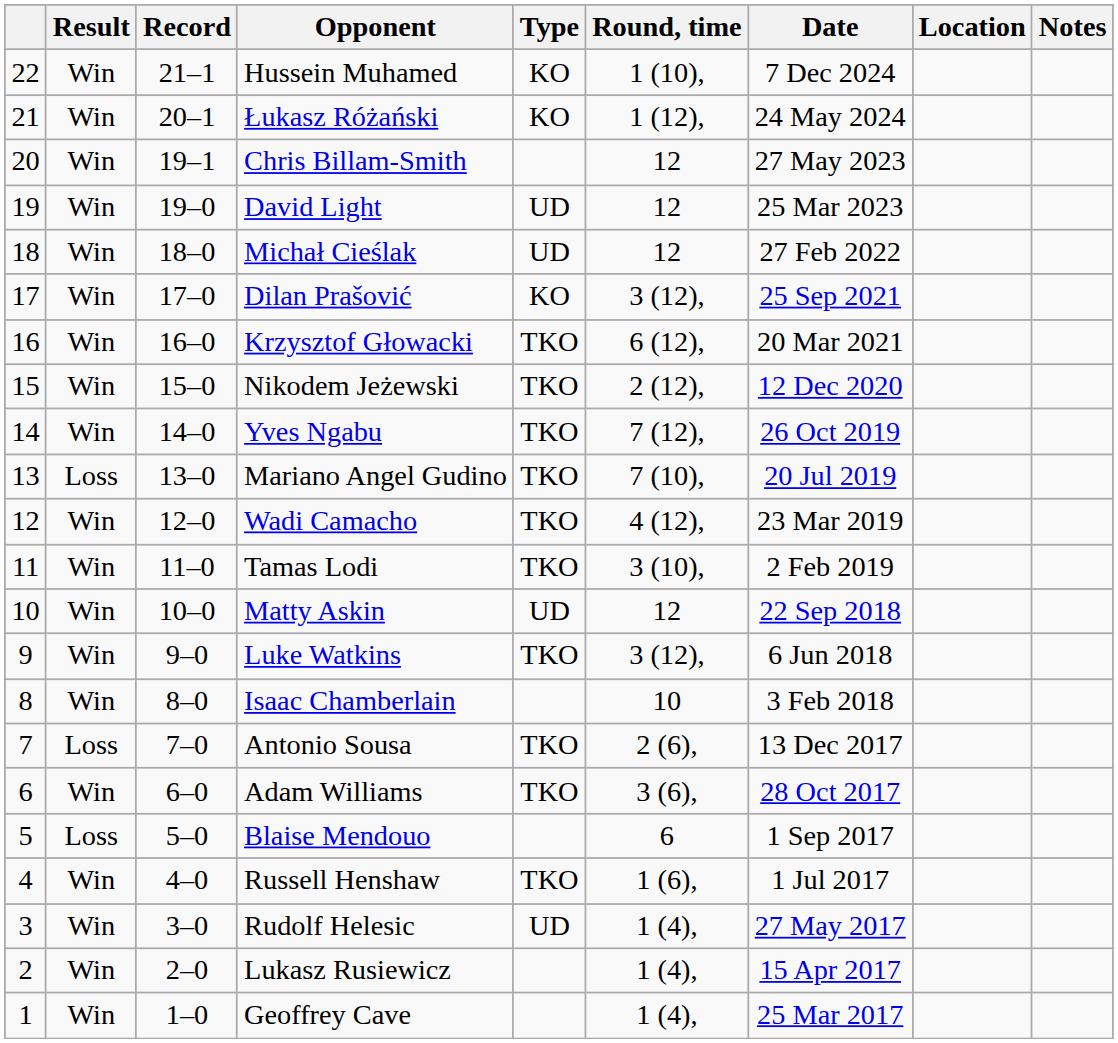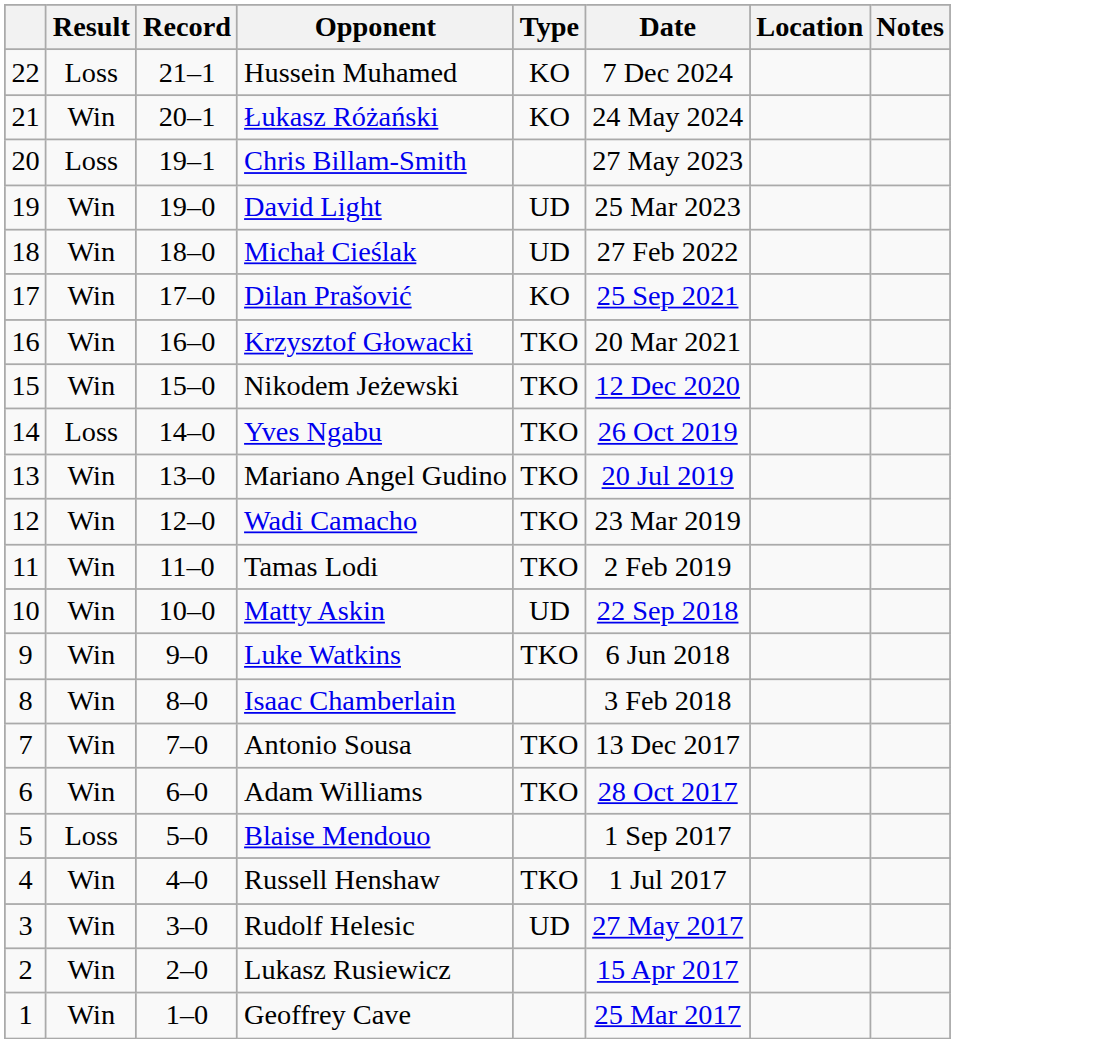- column: (667, 26)
(91, 71) Win -> (91, 71) Loss
(91, 161) Win -> (91, 161) Loss
(91, 431) Win -> (91, 431) Loss
(91, 476) Loss -> (91, 476) Win
(91, 745) Loss -> (91, 745) Win
